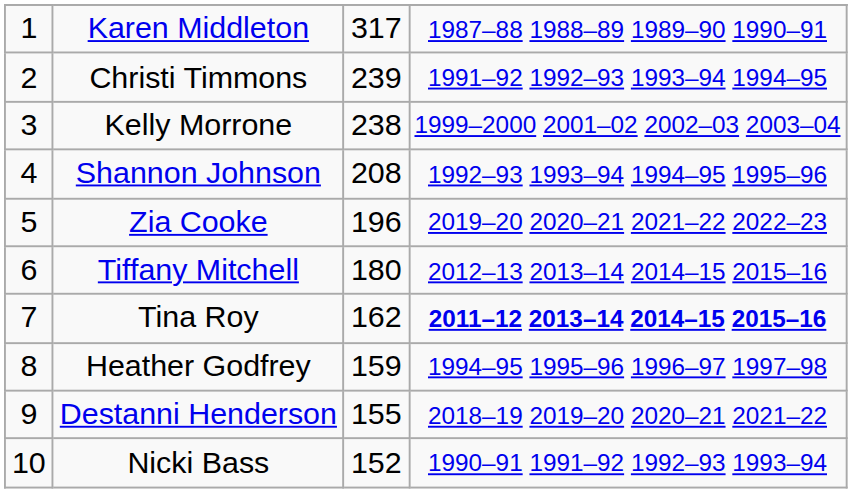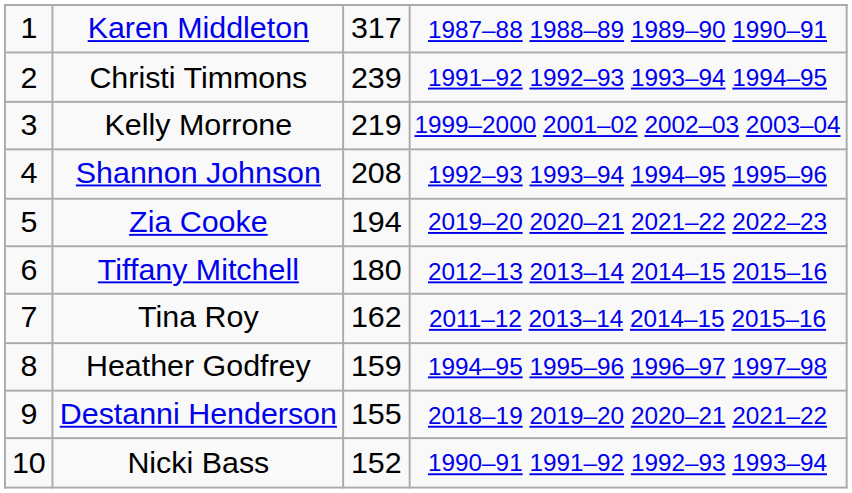(376, 125) 238 -> (376, 125) 219
(376, 221) 196 -> (376, 221) 194
(628, 318) bold -> (628, 318) normal
